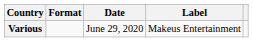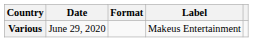columns swapped: (115, 12) <-> (65, 12)
